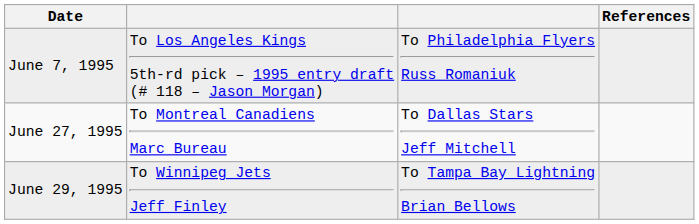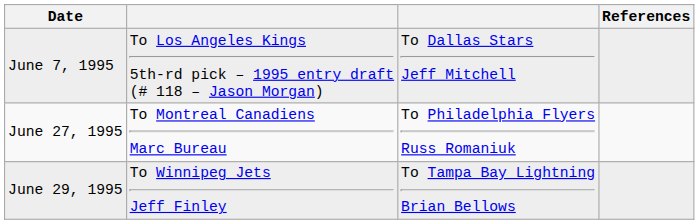(498, 57) To Philadelphia Flyers Russ Romaniuk -> (498, 57) To Dallas Stars Jeff Mitchell
(498, 132) To Dallas Stars Jeff Mitchell -> (498, 132) To Philadelphia Flyers Russ Romaniuk
